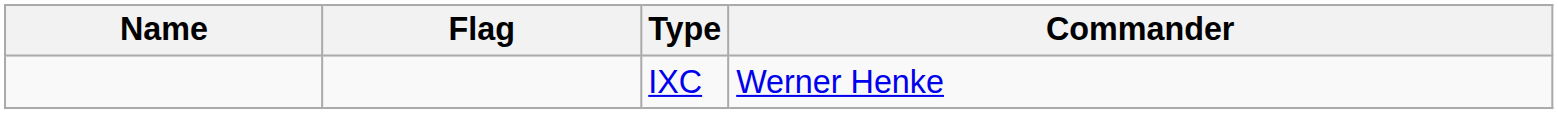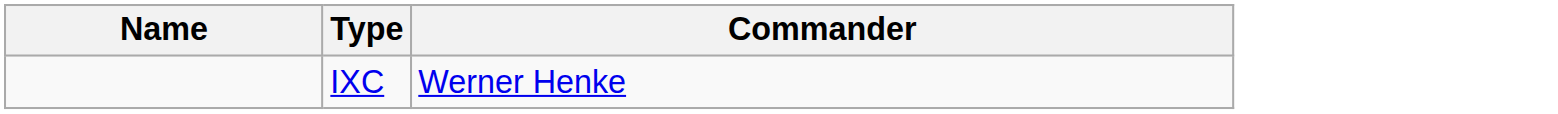- column: (482, 30)
